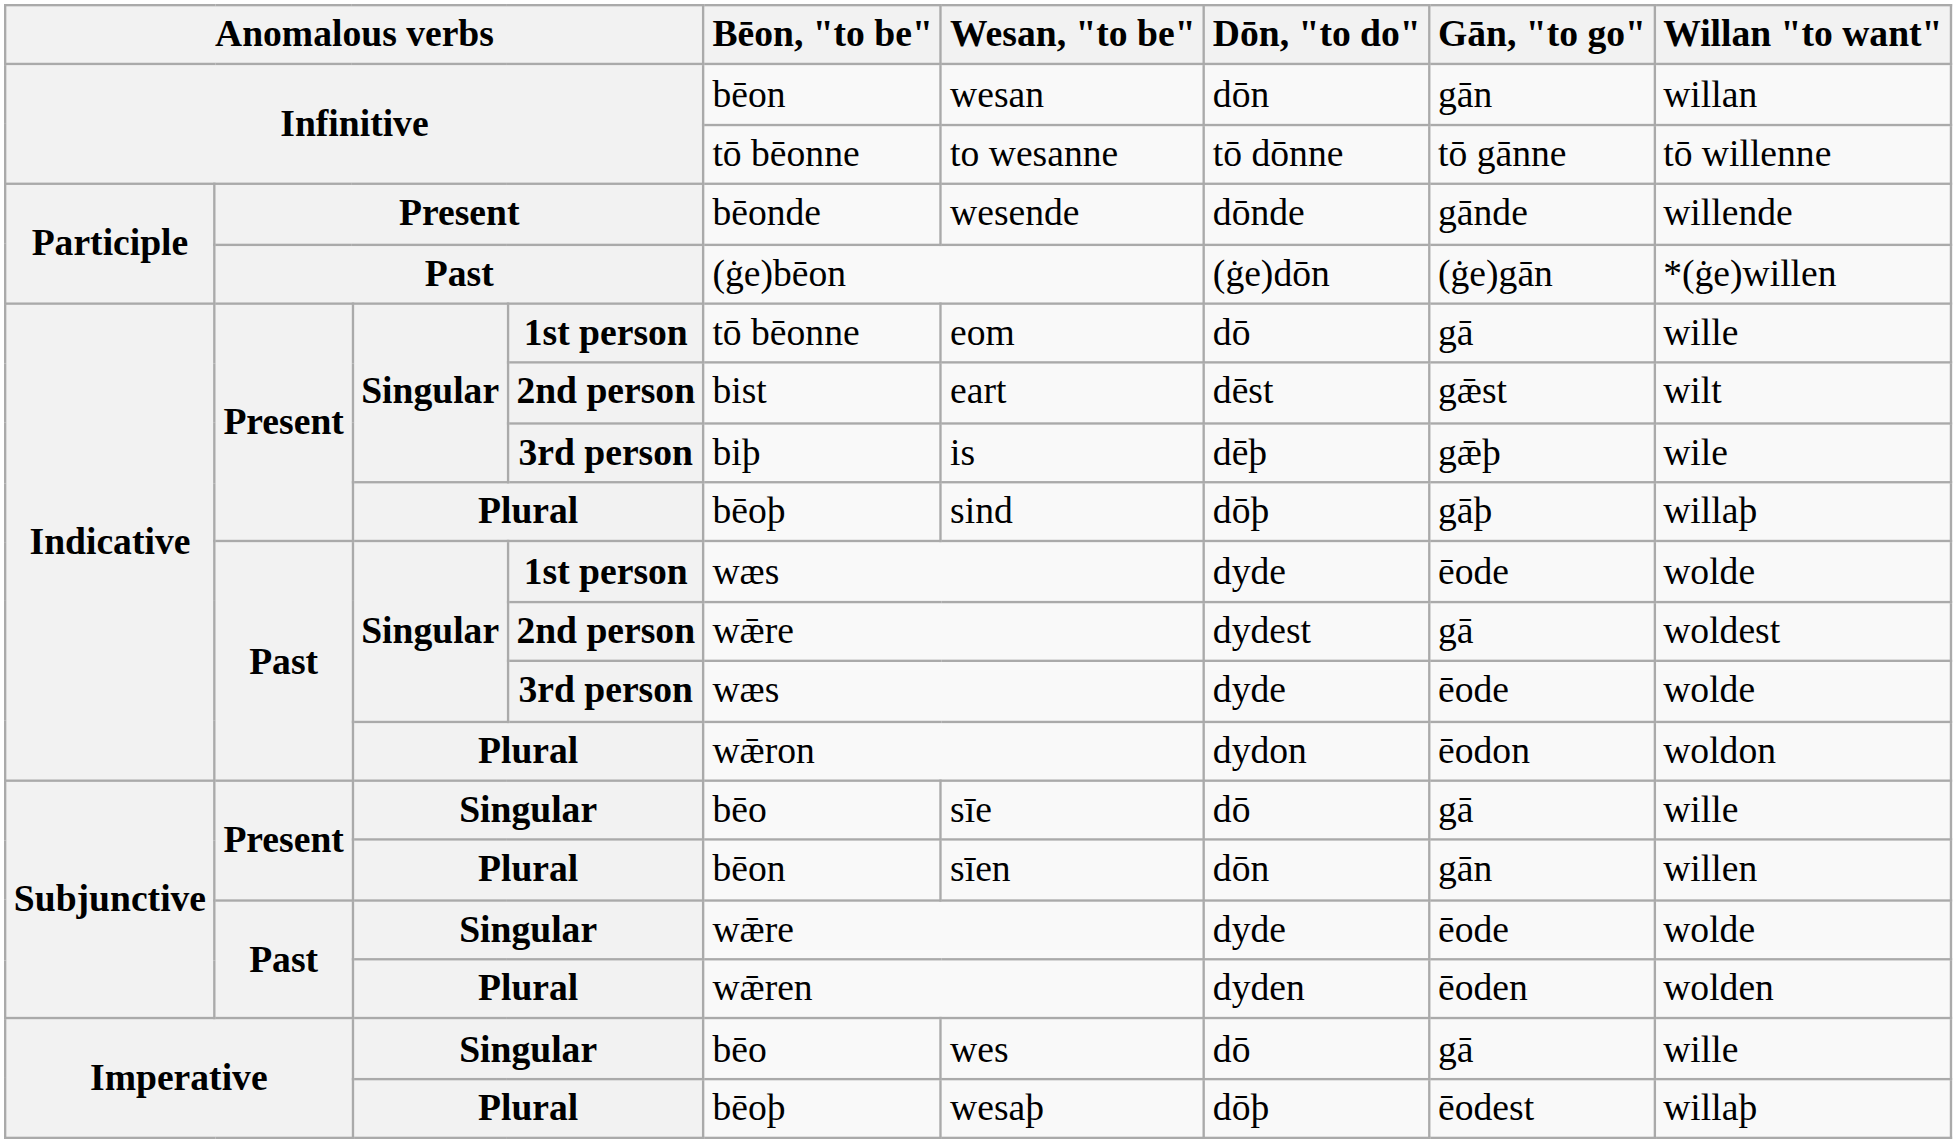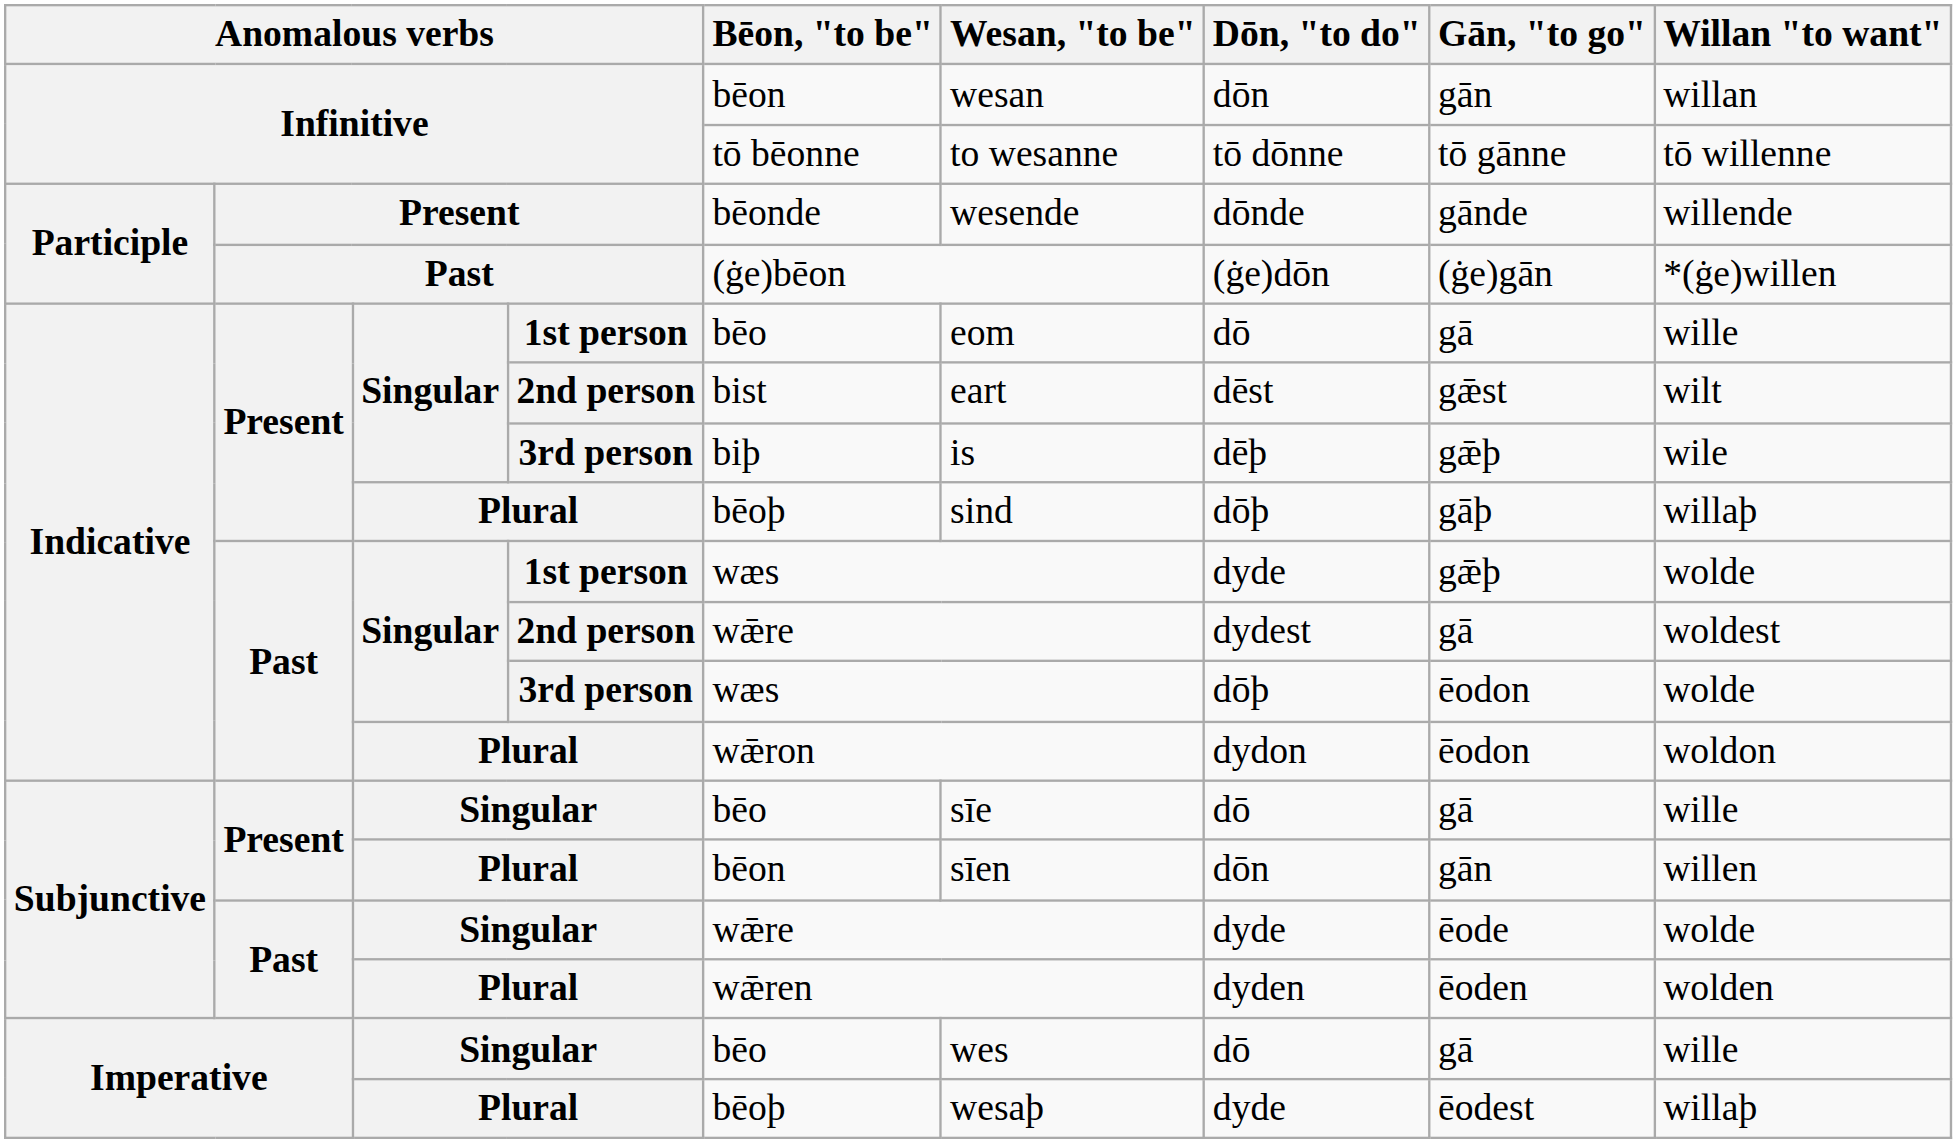(786, 332) tō bēonne -> (740, 332) bēo
(1474, 570) ēode -> (1469, 570) gǣþ
(1249, 690) dyde -> (1241, 690) dōþ
(1474, 690) ēode -> (1484, 690) ēodon
(1241, 1107) dōþ -> (1249, 1107) dyde
